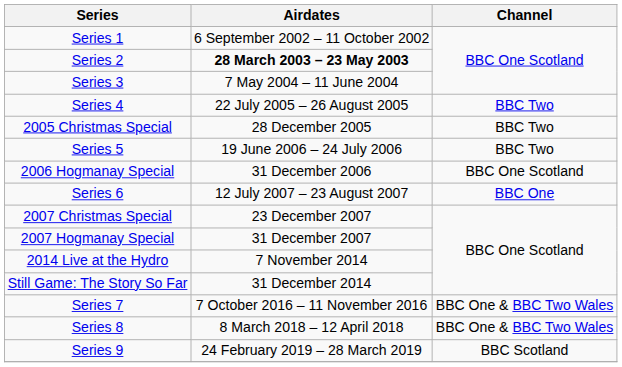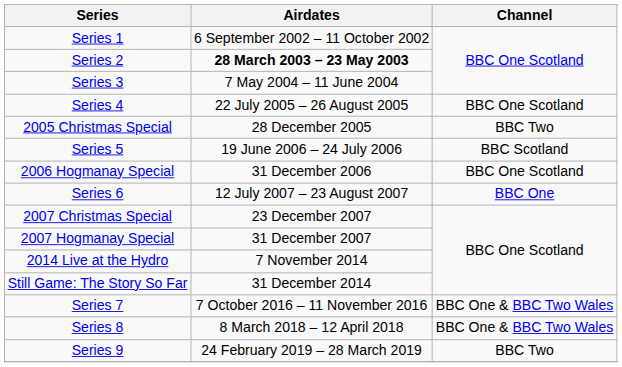(525, 104) BBC Two -> (525, 104) BBC One Scotland
(525, 149) BBC Two -> (525, 149) BBC Scotland
(525, 350) BBC Scotland -> (525, 350) BBC Two
